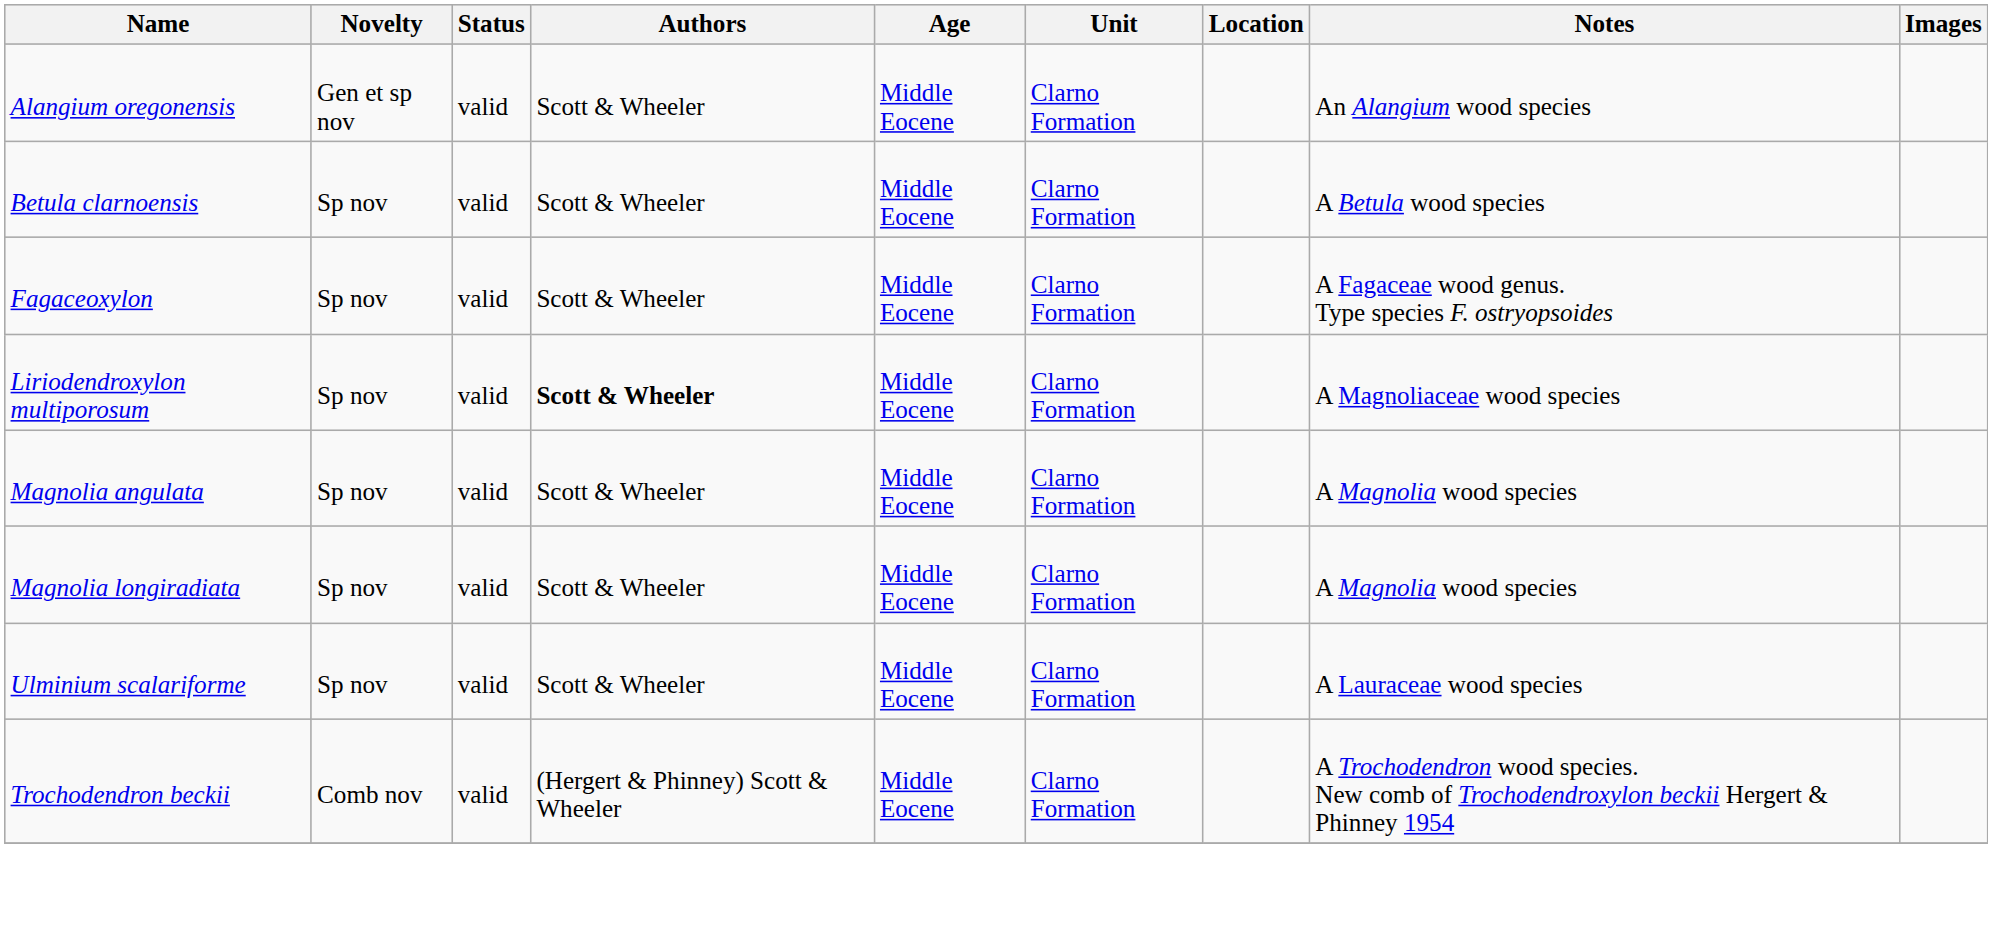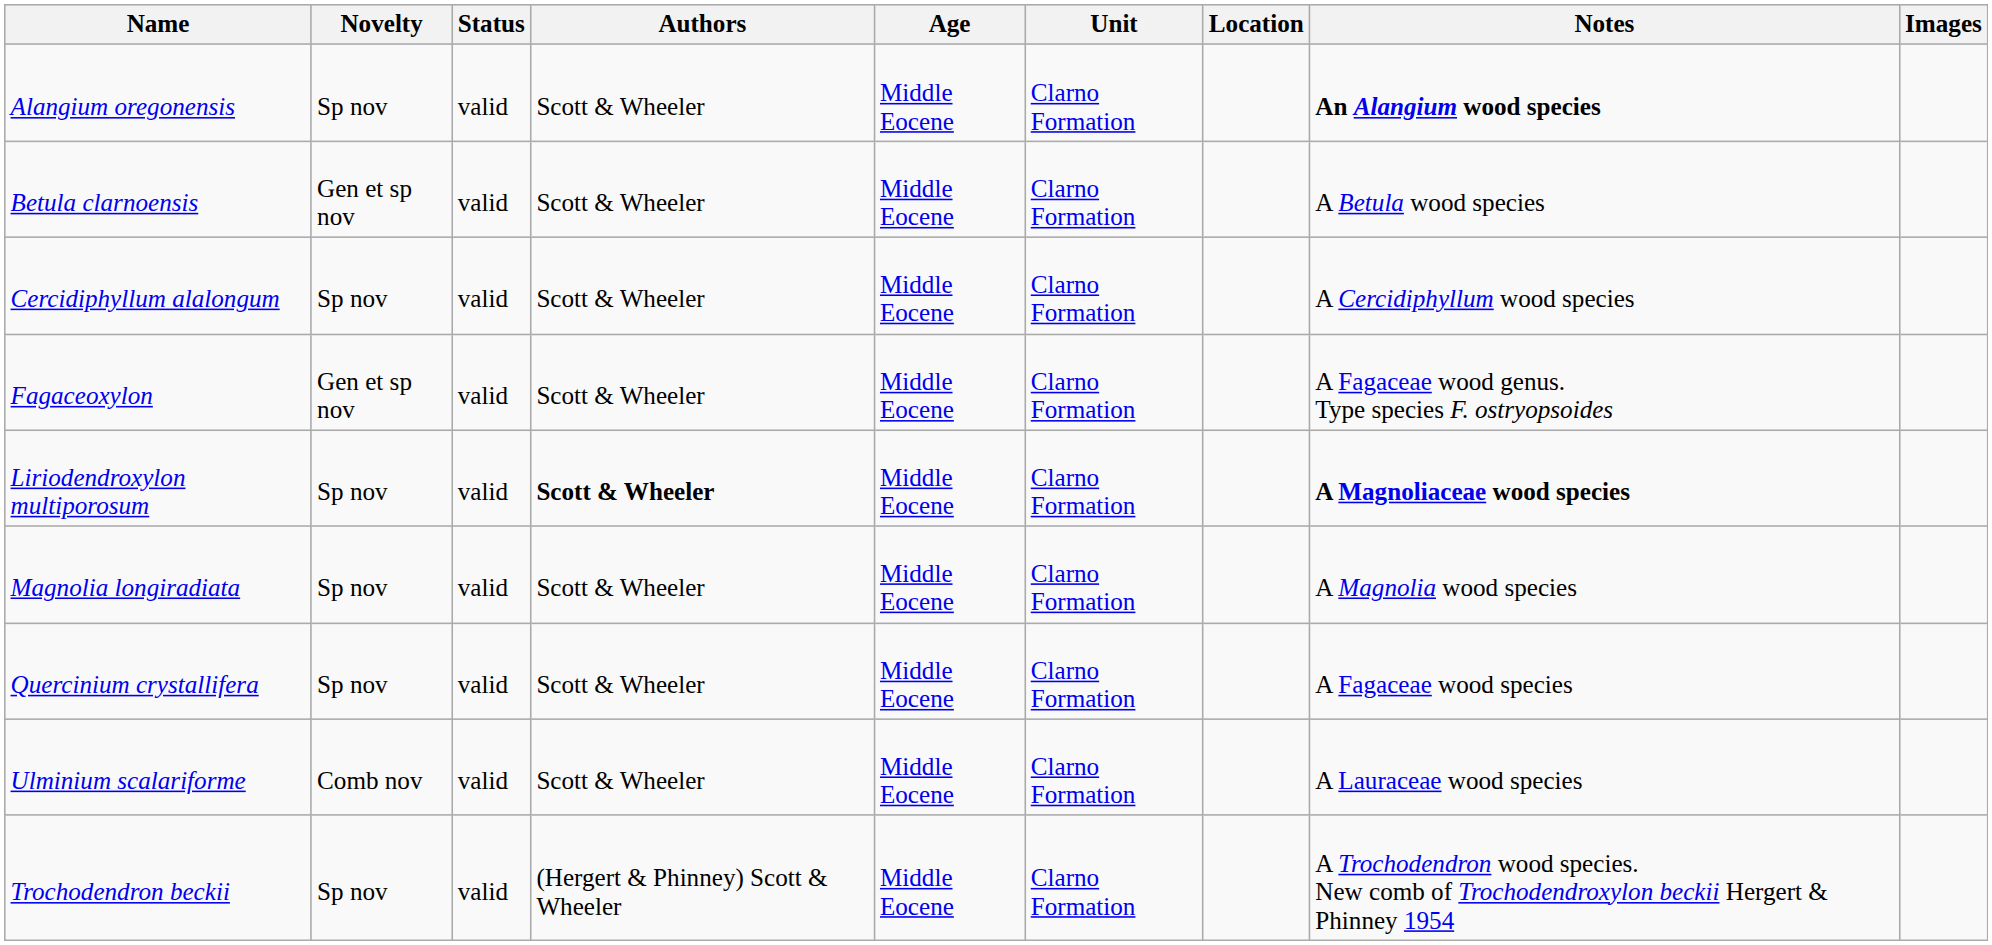(365, 106) Gen et sp nov -> (352, 106) Sp nov
(1453, 106) normal -> (1458, 106) bold
(352, 203) Sp nov -> (365, 203) Gen et sp nov
+ row: (145, 299)
(352, 299) Sp nov -> (365, 395) Gen et sp nov
(1468, 395) normal -> (1473, 492) bold
- row: (107, 492)
+ row: (135, 684)
(352, 684) Sp nov -> (370, 781) Comb nov
(370, 795) Comb nov -> (352, 891) Sp nov
